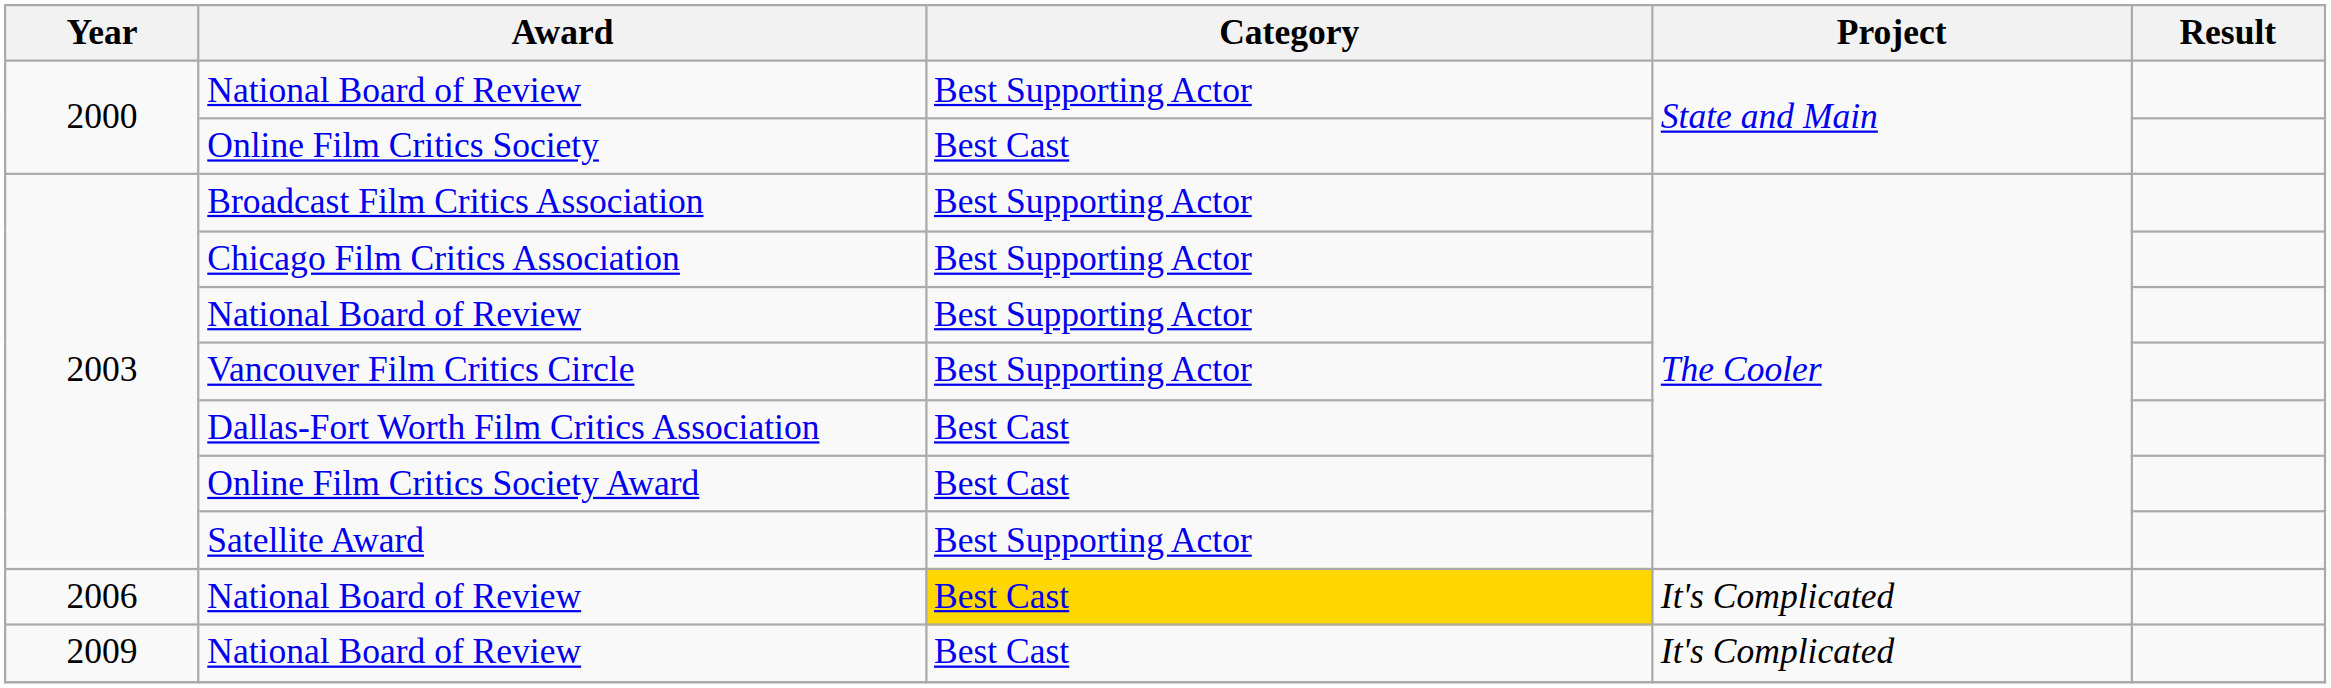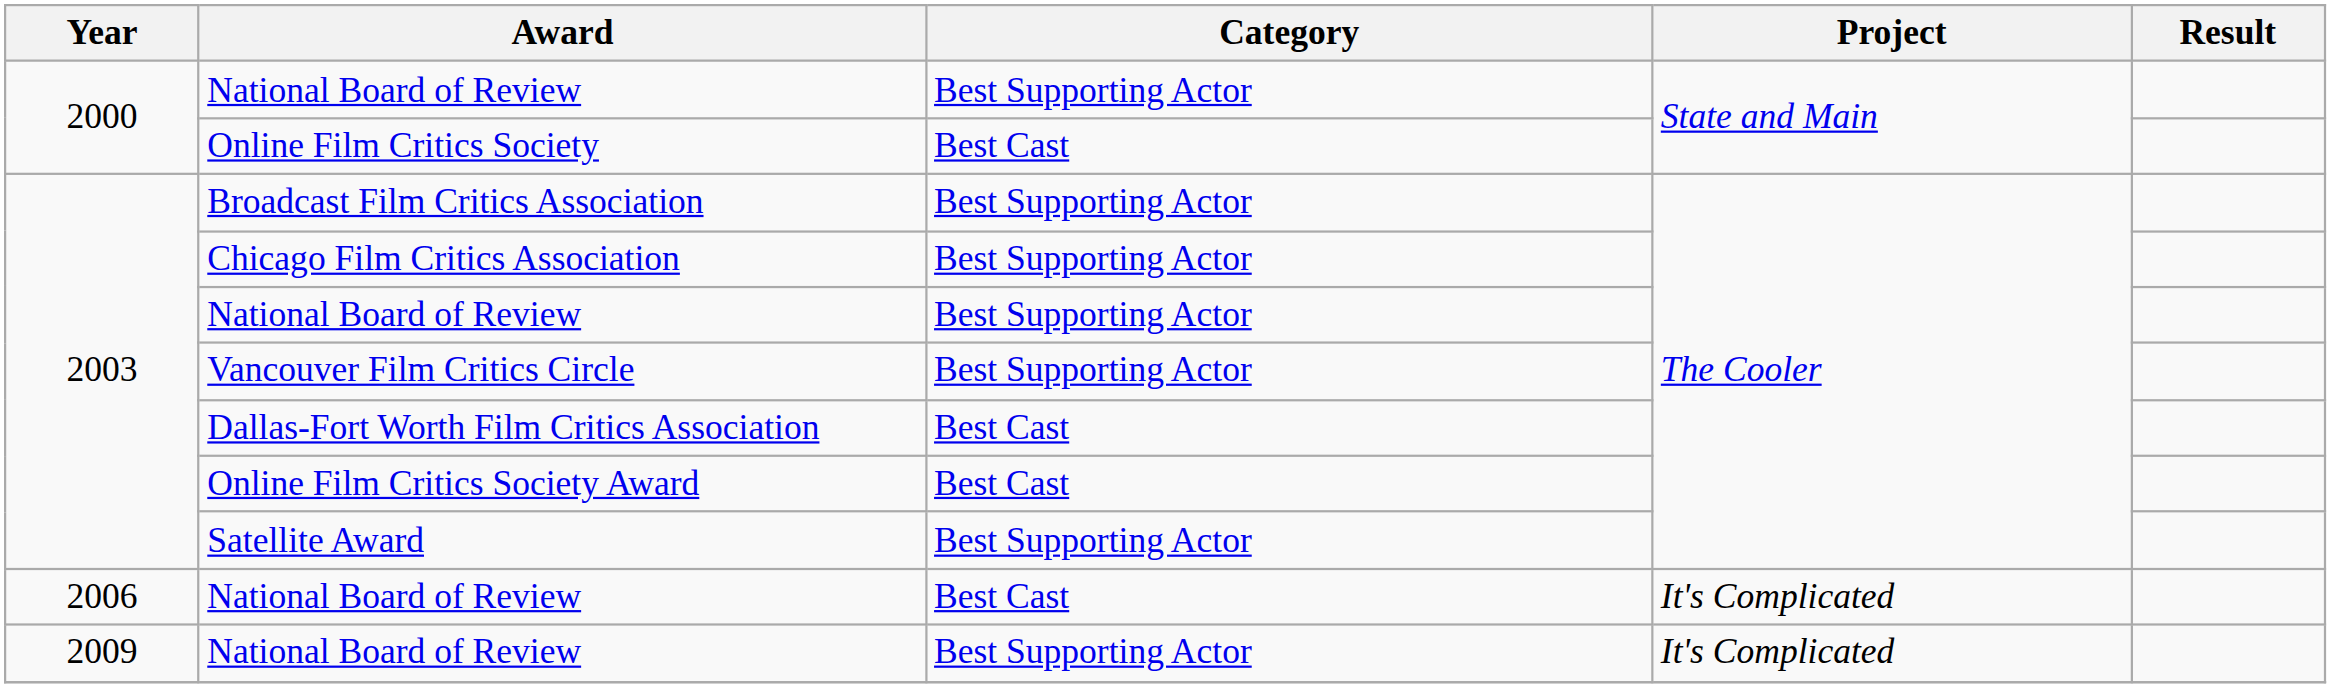(1002, 595) gold background -> (1002, 595) no background
(1002, 652) Best Cast -> (1093, 652) Best Supporting Actor
